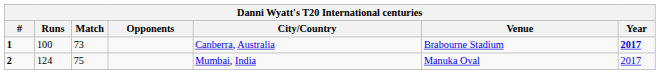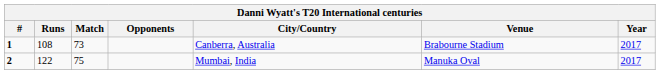(45, 45) 100 -> (45, 45) 108
(631, 45) bold -> (631, 45) normal
(45, 61) 124 -> (45, 61) 122
